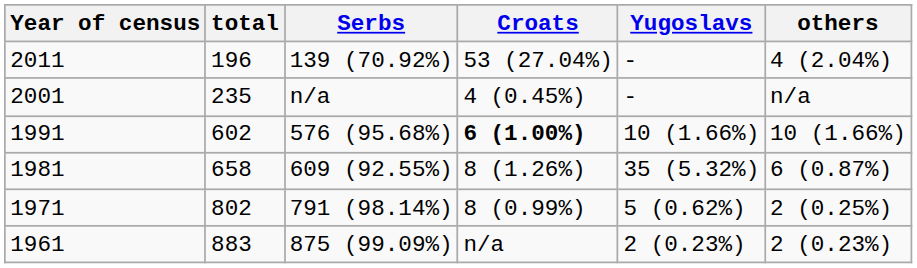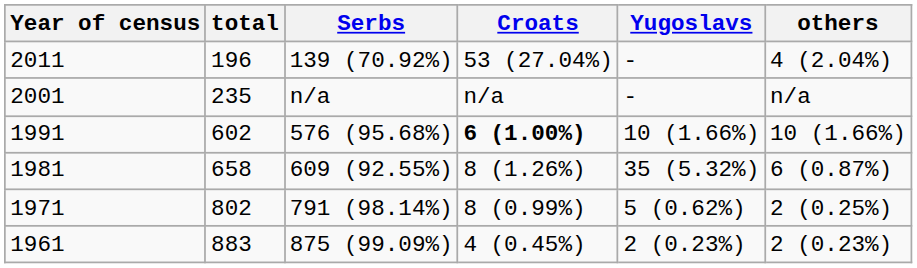(524, 97) 4 (0.45%) -> (484, 97) n/a
(484, 245) n/a -> (524, 245) 4 (0.45%)
